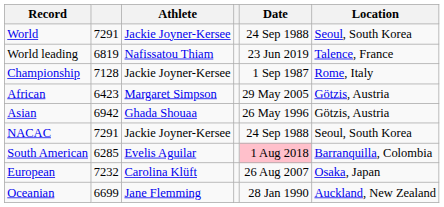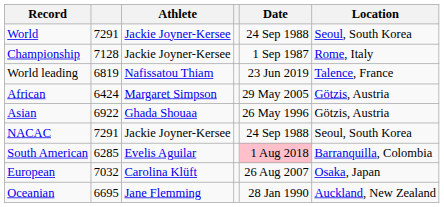rows swapped: (44, 73) <-> (43, 53)
(106, 93) 6423 -> (106, 93) 6424
(106, 113) 6942 -> (106, 113) 6922
(106, 172) 7232 -> (106, 172) 7032
(106, 192) 6699 -> (106, 192) 6695
